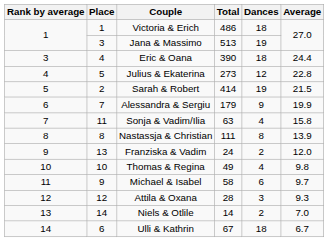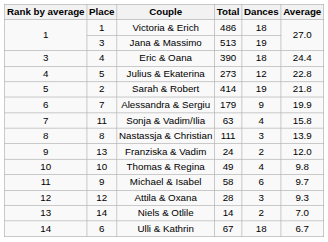(302, 89) 21.5 -> (302, 89) 21.8
(261, 136) 8 -> (261, 136) 3
